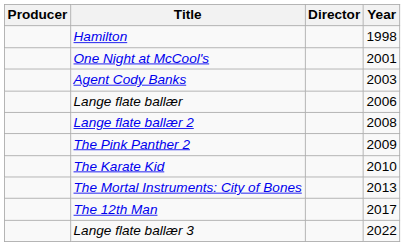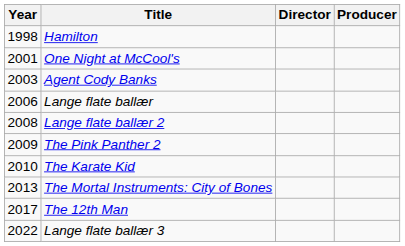columns swapped: (382, 15) <-> (37, 15)
